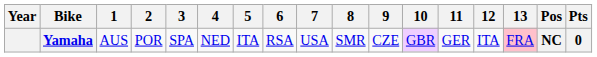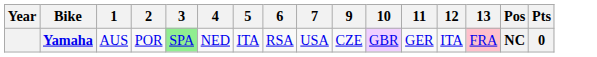- column: (351, 16)
(182, 40) no background -> (182, 40) lightgreen background
